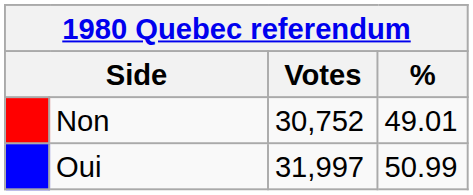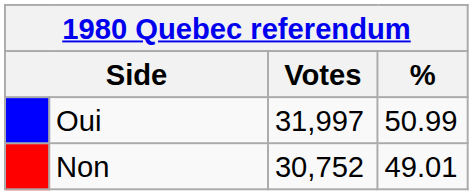rows swapped: (79, 167) <-> (83, 121)
